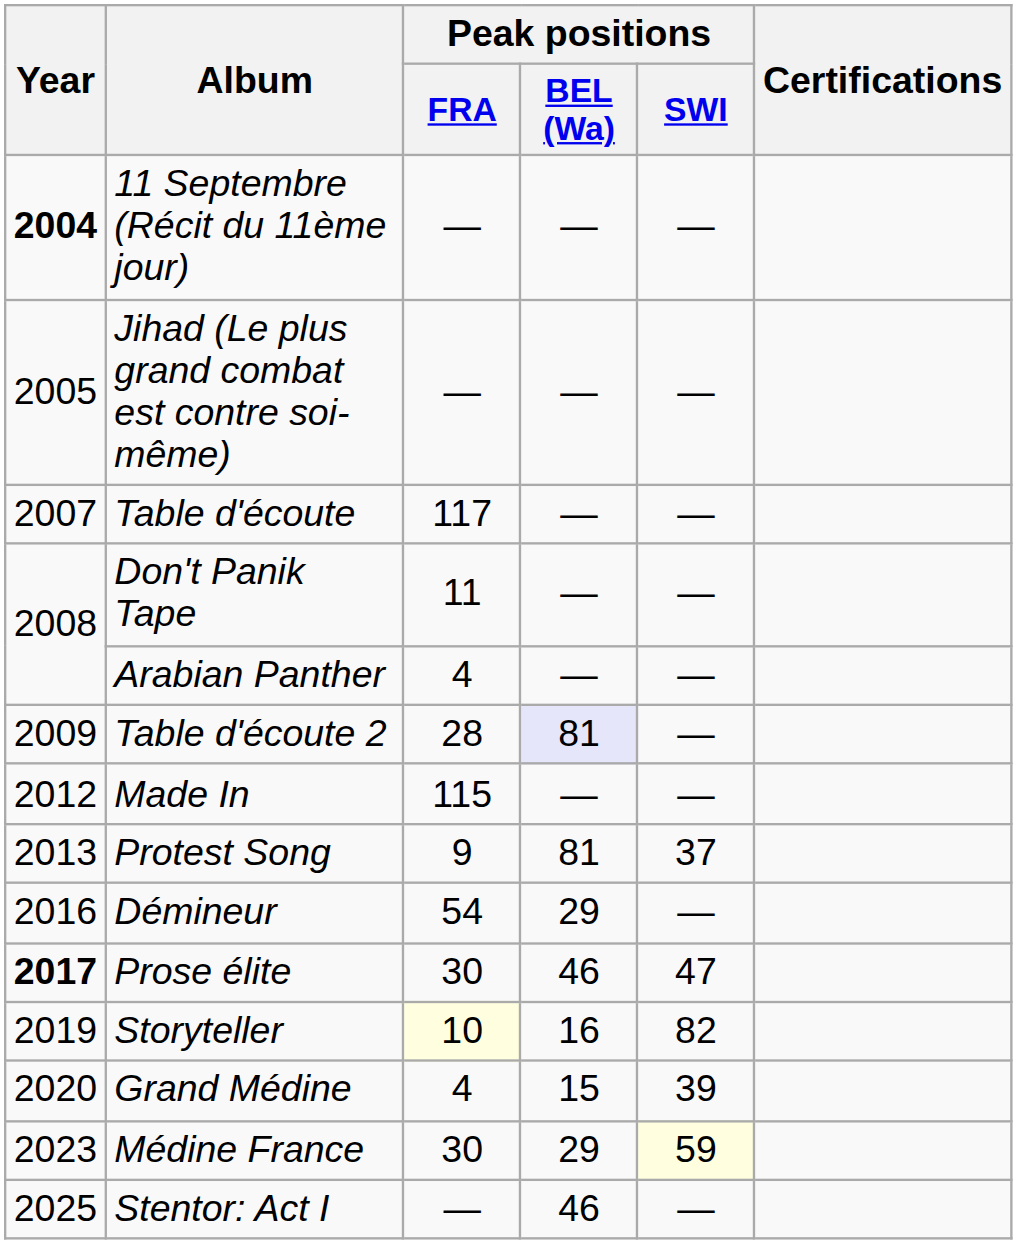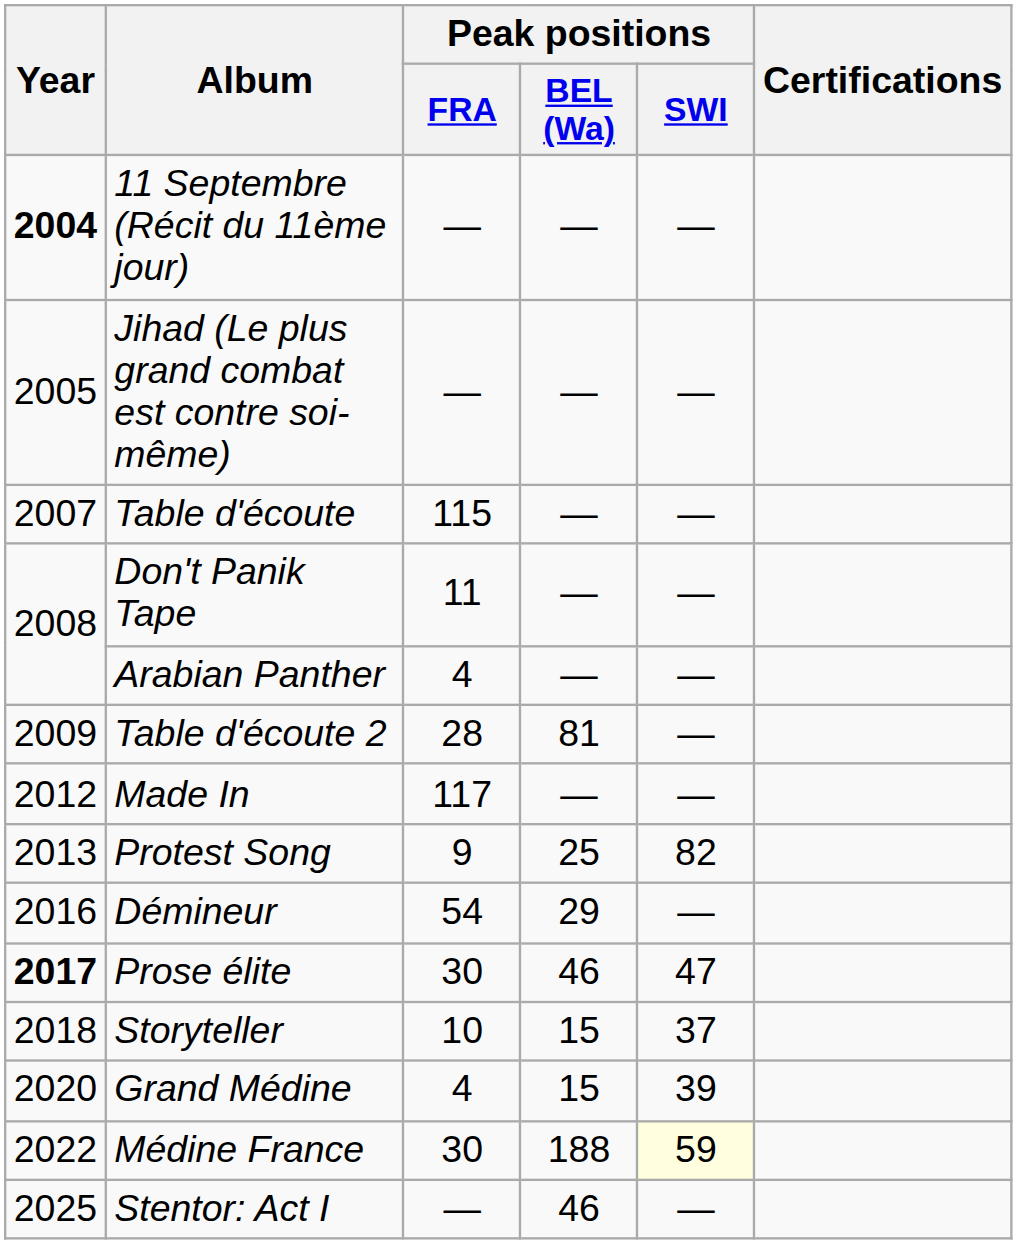(462, 513) 117 -> (462, 513) 115
(579, 733) lavender background -> (579, 733) no background
(462, 793) 115 -> (462, 793) 117
(579, 852) 81 -> (579, 852) 25
(696, 852) 37 -> (696, 852) 82
(55, 1030) 2019 -> (55, 1030) 2018
(462, 1030) lightyellow background -> (462, 1030) no background
(579, 1030) 16 -> (579, 1030) 15
(696, 1030) 82 -> (696, 1030) 37
(55, 1149) 2023 -> (55, 1149) 2022
(579, 1149) 29 -> (579, 1149) 188
